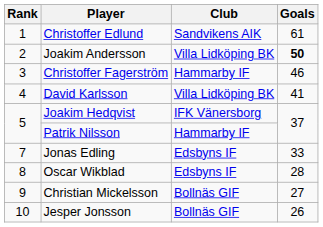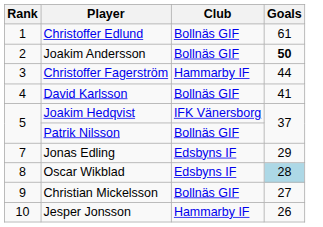(218, 34) Sandvikens AIK -> (206, 34) Bollnäs GIF
(224, 53) Villa Lidköping BK -> (206, 53) Bollnäs GIF
(297, 73) 46 -> (284, 73) 44
(224, 93) Villa Lidköping BK -> (206, 93) Bollnäs GIF
(212, 133) Hammarby IF -> (206, 133) Bollnäs GIF
(297, 152) 33 -> (284, 152) 29
(297, 172) no background -> (284, 172) lightblue background
(206, 212) Bollnäs GIF -> (212, 212) Hammarby IF
